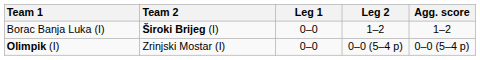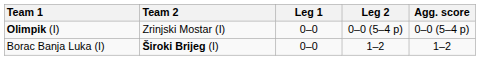rows swapped: (33, 47) <-> (56, 30)
